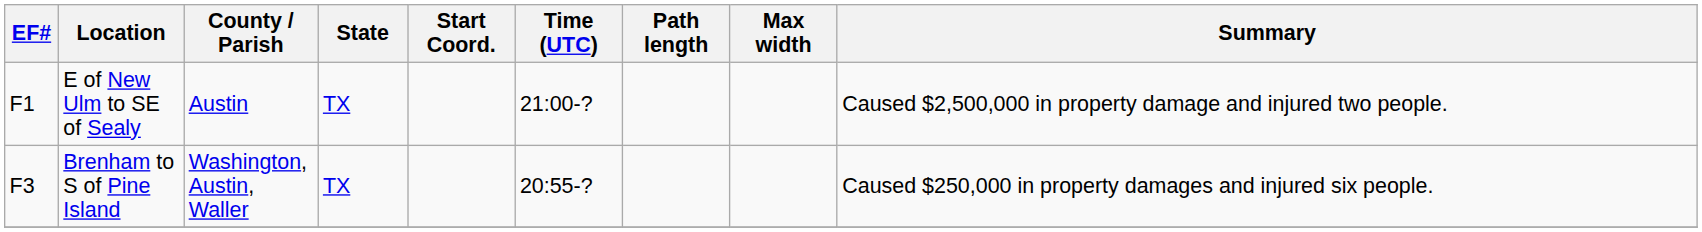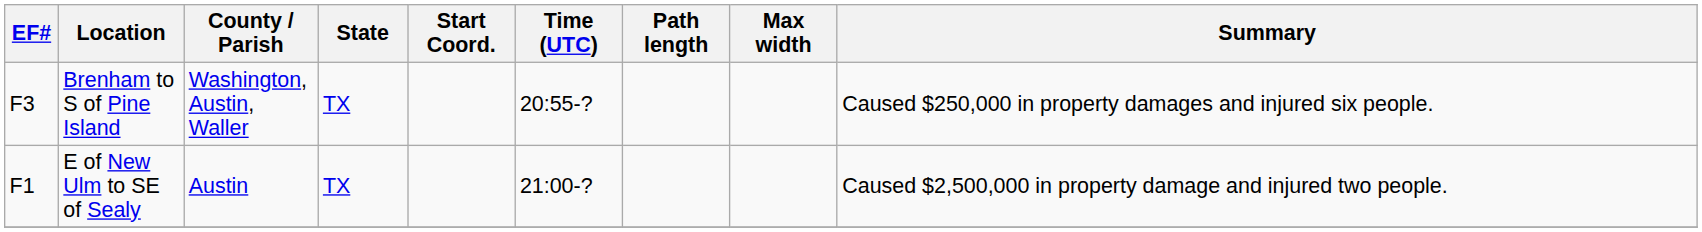rows swapped: (119, 185) <-> (112, 103)
